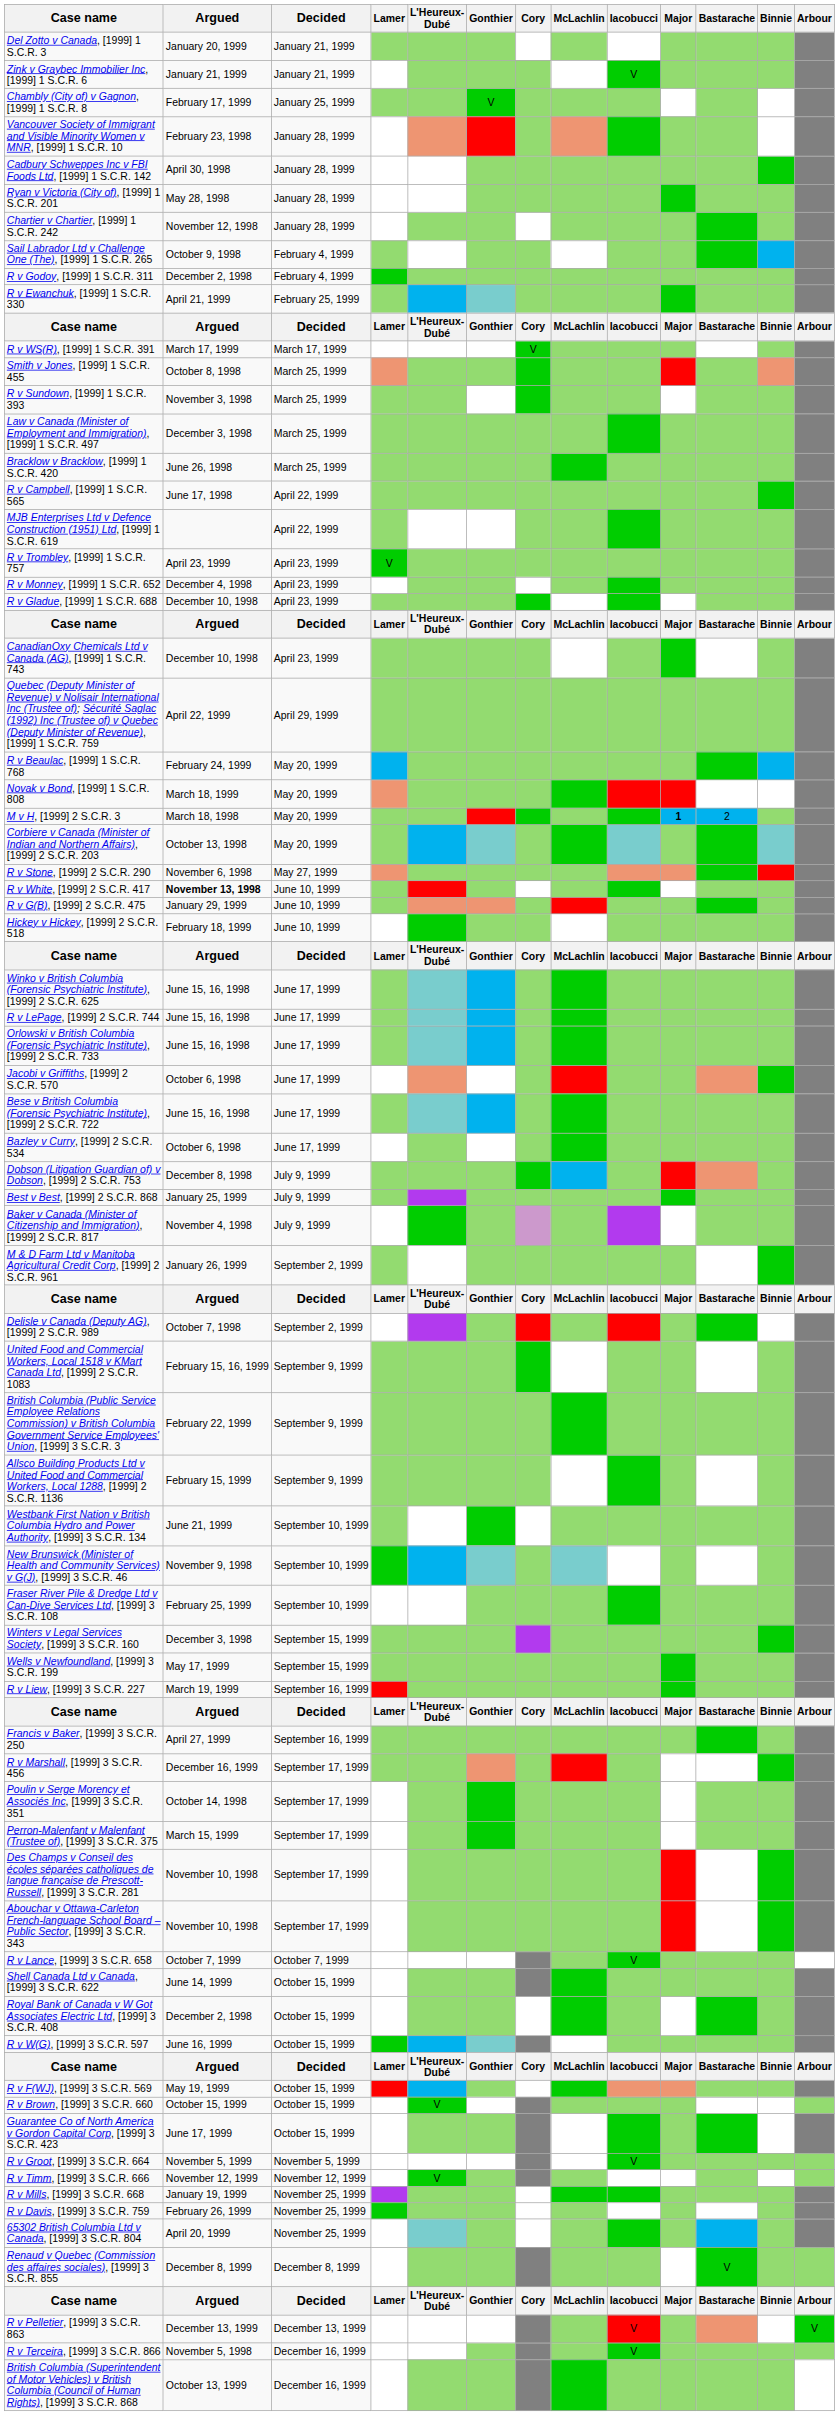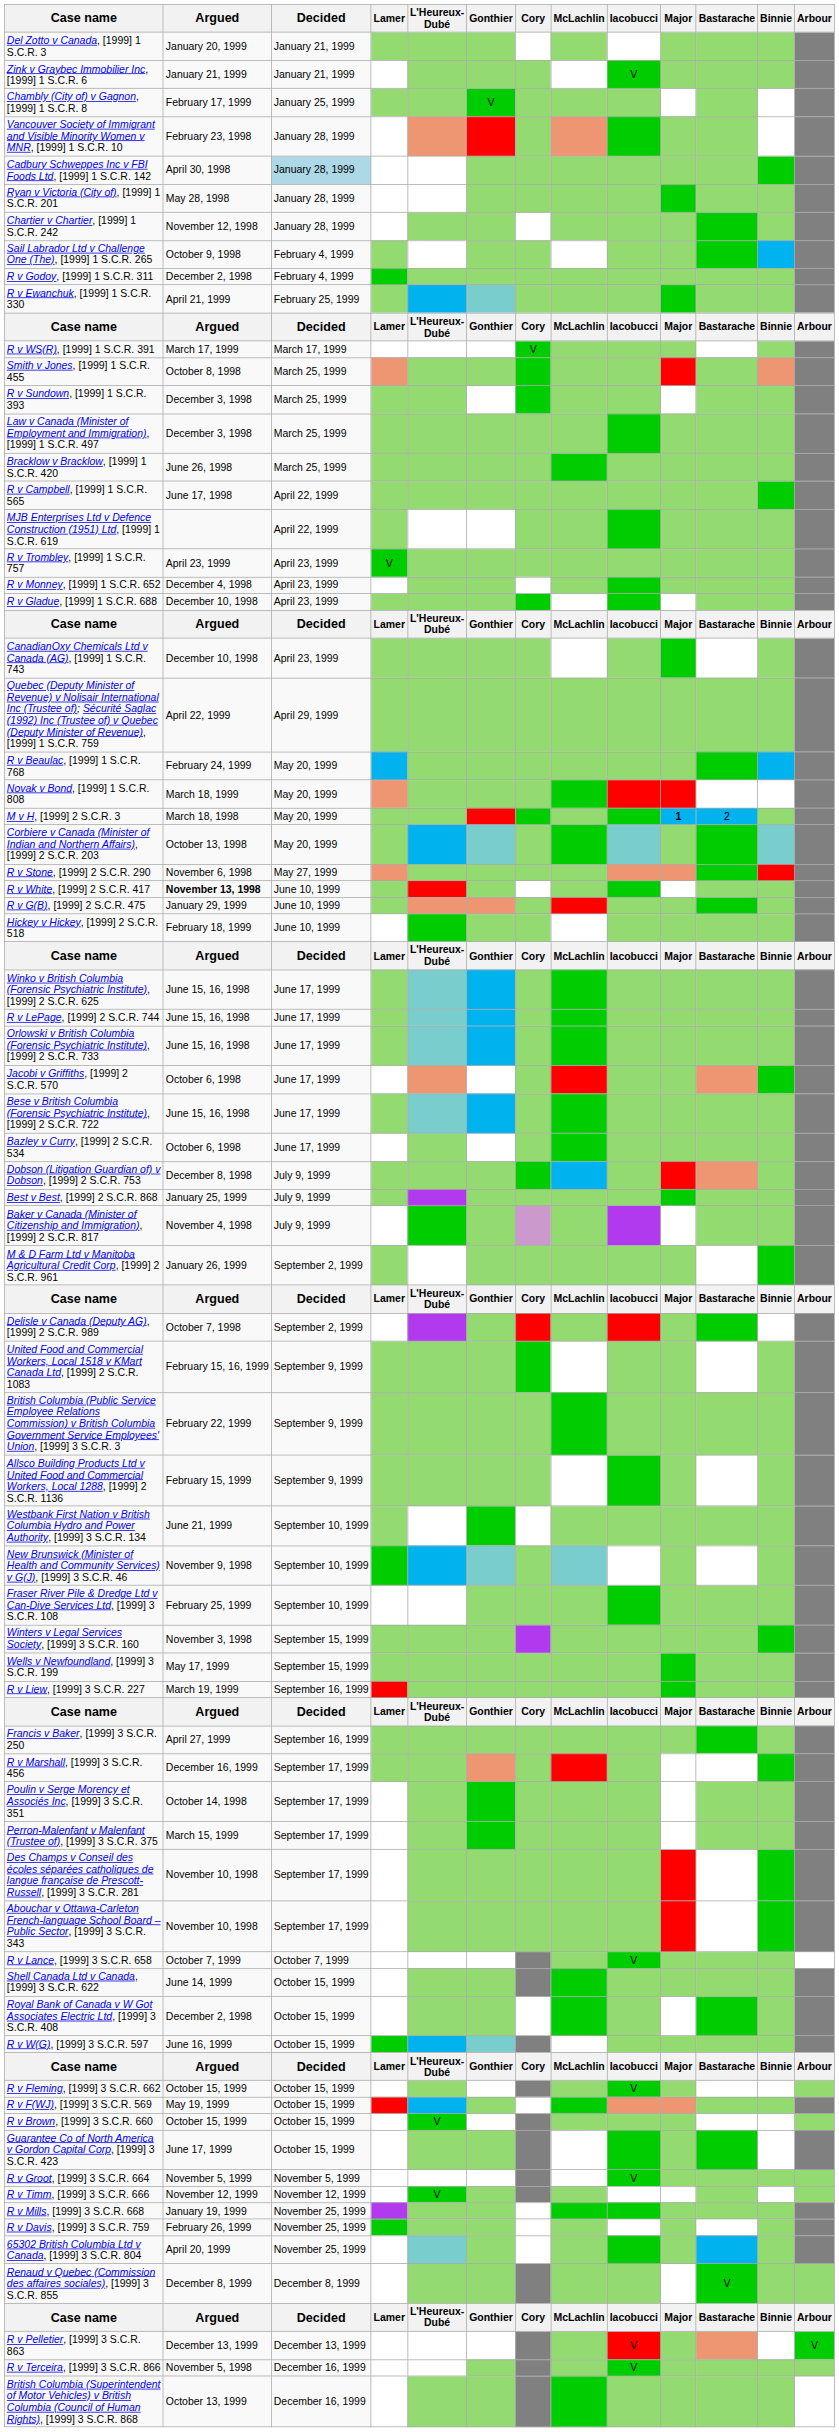(314, 170) no background -> (314, 170) lightblue background
(209, 399) November 3, 1998 -> (209, 399) December 3, 1998
(209, 1639) December 3, 1998 -> (209, 1639) November 3, 1998
+ row: (84, 2088)
